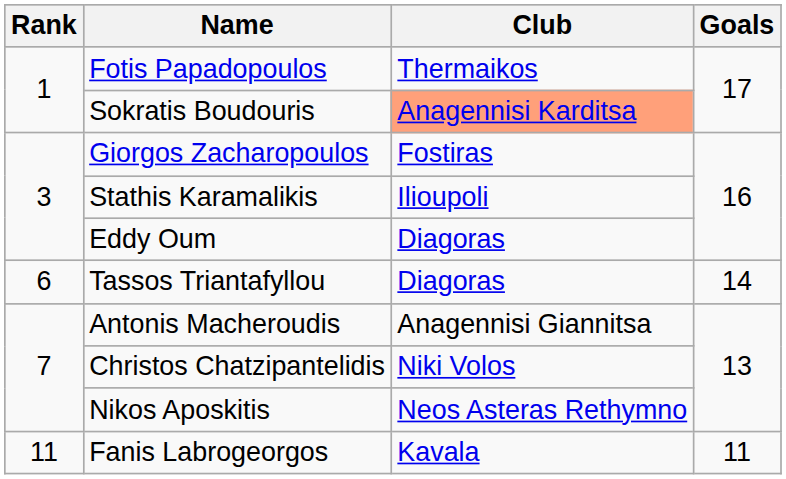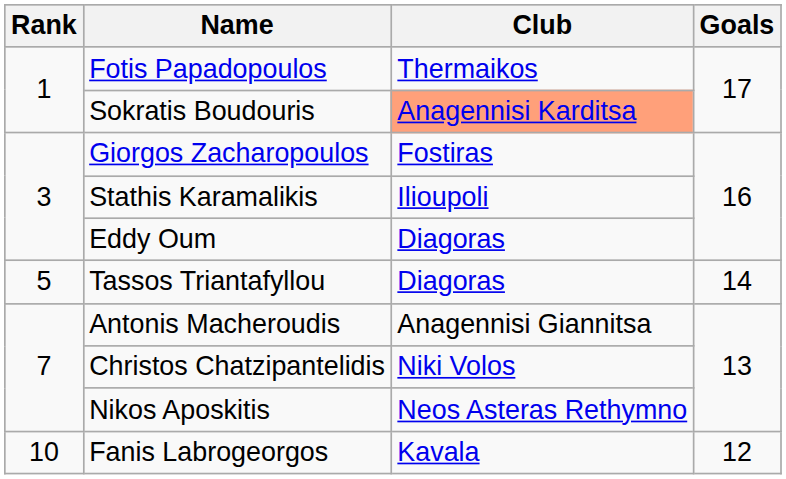(44, 281) 6 -> (44, 281) 5
(44, 452) 11 -> (44, 452) 10
(737, 452) 11 -> (737, 452) 12
